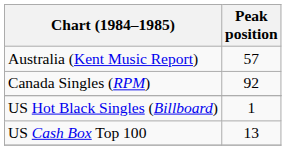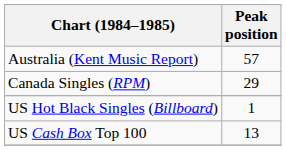(251, 83) 92 -> (251, 83) 29
